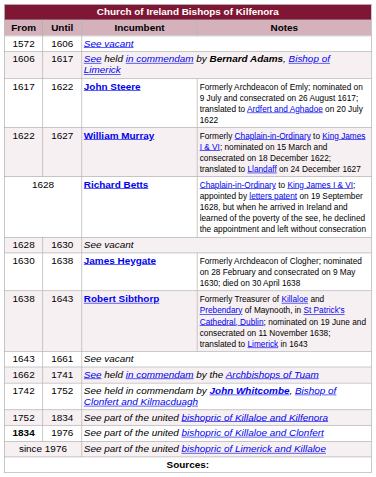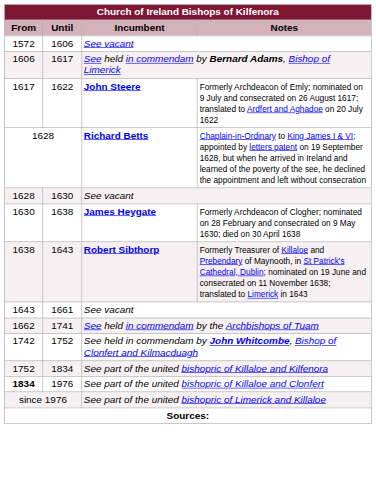- row: (62, 135)
